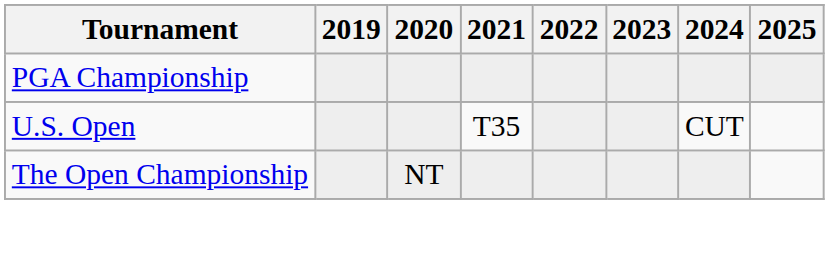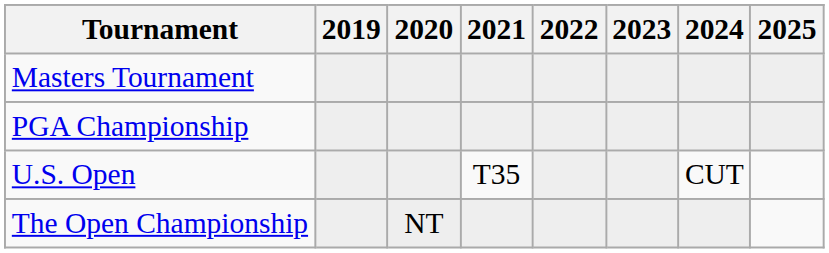+ row: (133, 77)
